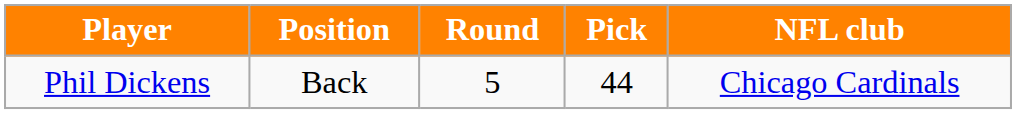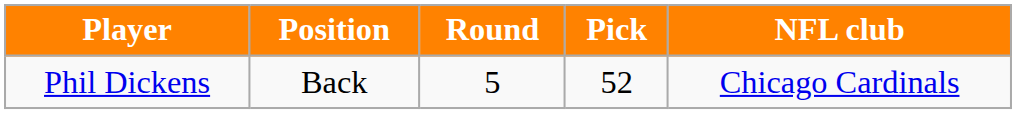(617, 81) 44 -> (617, 81) 52
